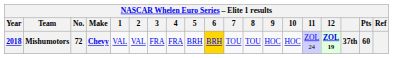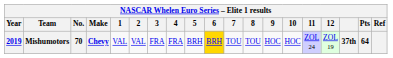(14, 42) 2018 -> (14, 42) 2019
(79, 42) 72 -> (79, 42) 70
(331, 42) bold -> (330, 42) normal
(366, 42) 60 -> (365, 42) 64
